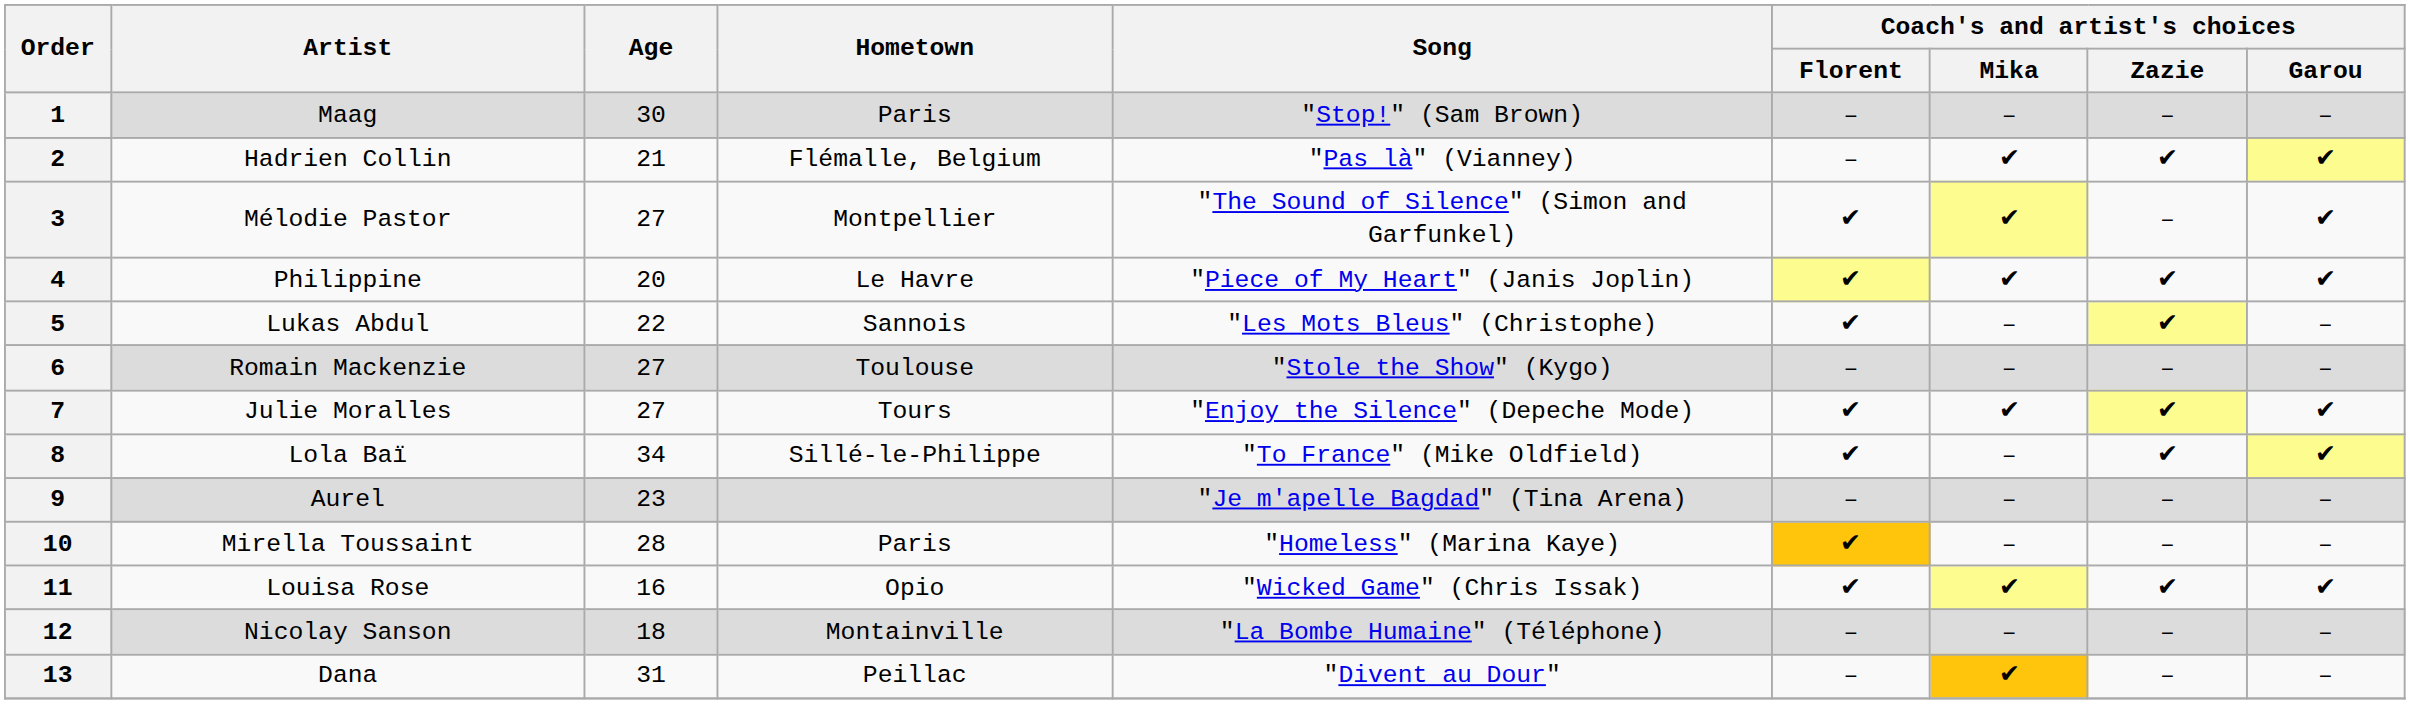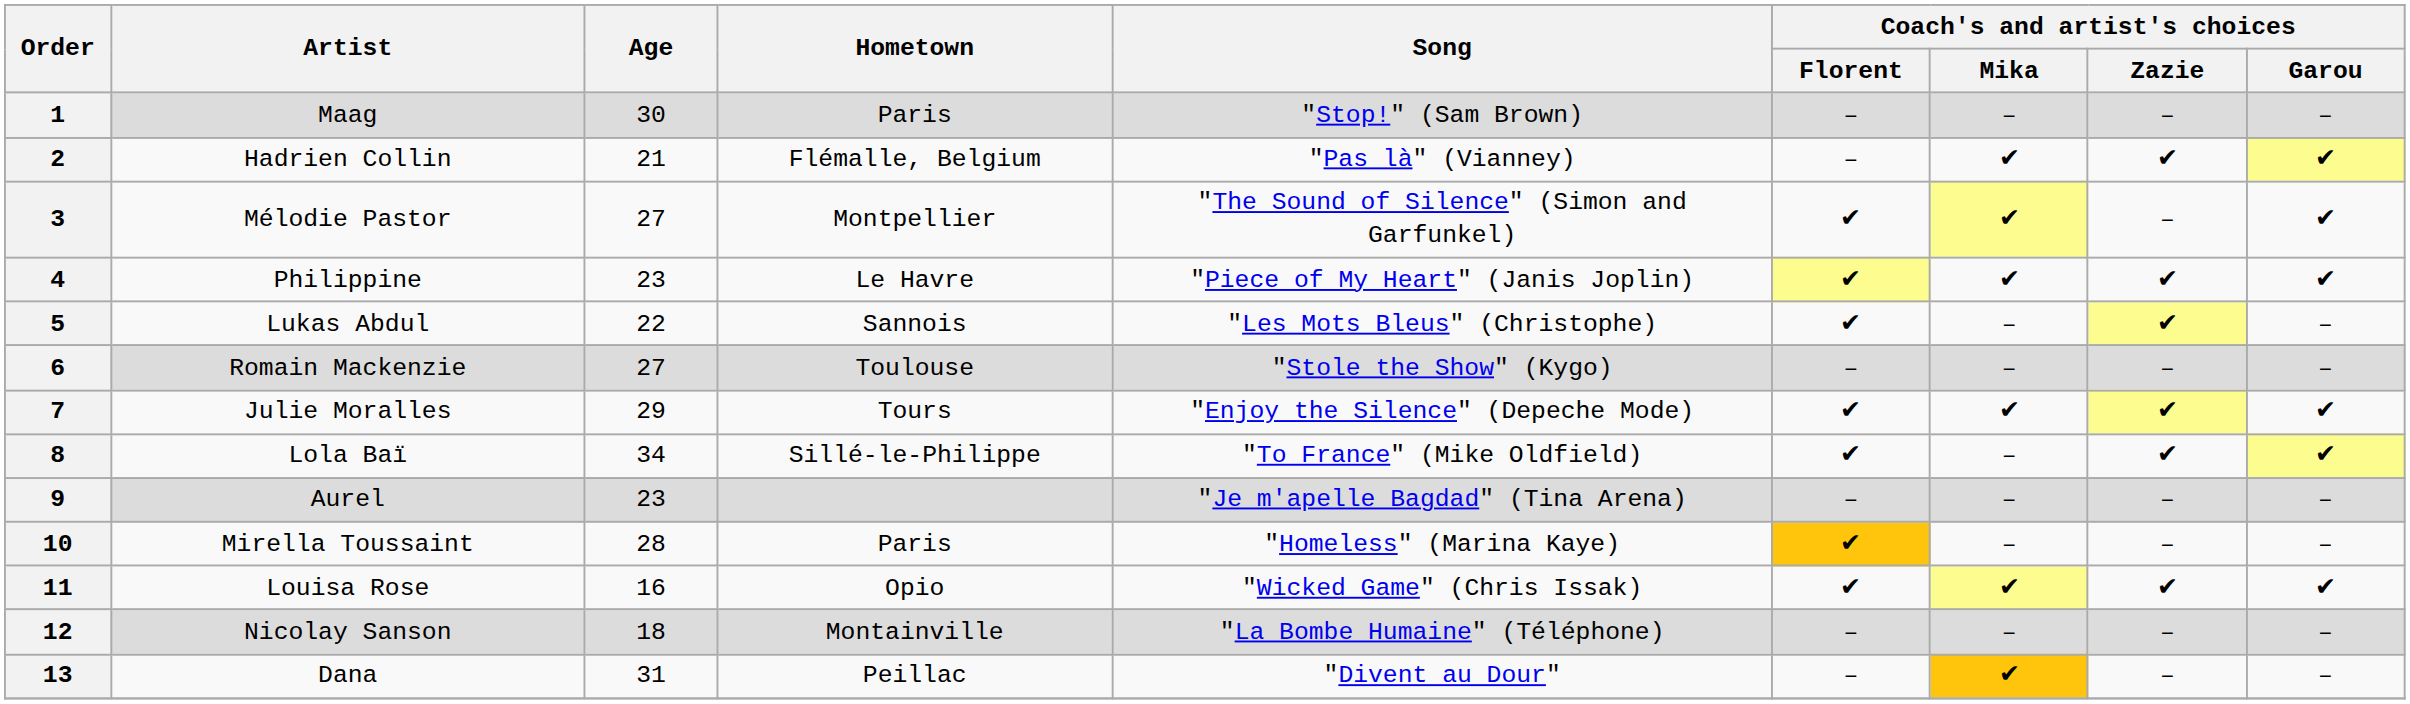(651, 280) 20 -> (651, 280) 23
(651, 412) 27 -> (651, 412) 29
